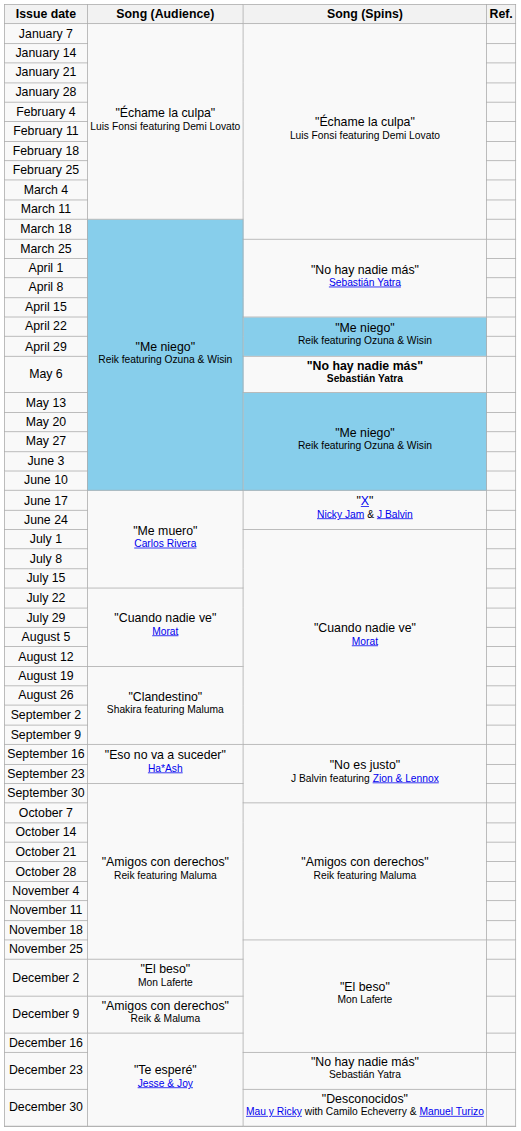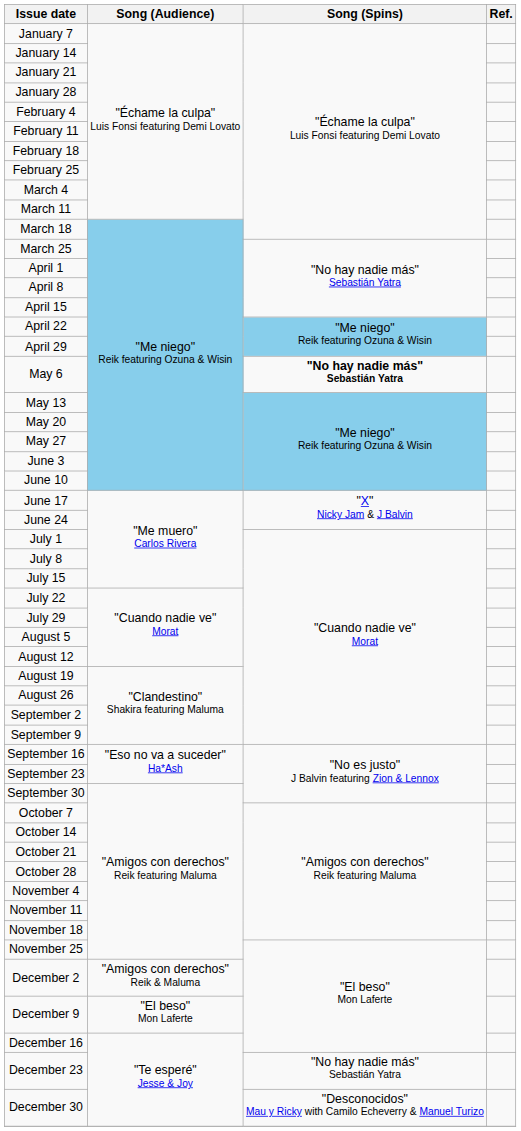(165, 975) "El beso" Mon Laferte -> (165, 975) "Amigos con derechos" Reik & Maluma
(165, 1012) "Amigos con derechos" Reik & Maluma -> (165, 1012) "El beso" Mon Laferte
